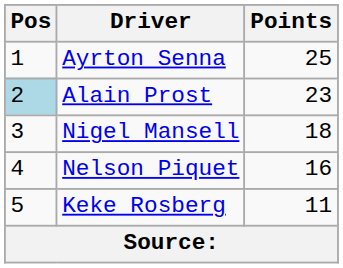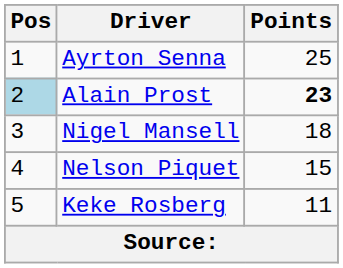(319, 97) normal -> (319, 97) bold
(319, 170) 16 -> (319, 170) 15
